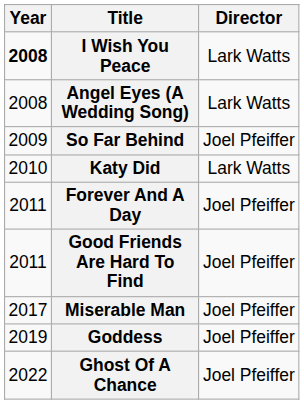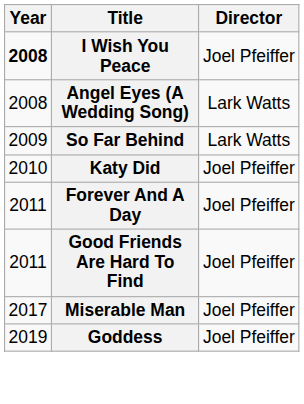(249, 55) Lark Watts -> (249, 55) Joel Pfeiffer
(249, 140) Joel Pfeiffer -> (249, 140) Lark Watts
(249, 168) Lark Watts -> (249, 168) Joel Pfeiffer
- row: (125, 375)
